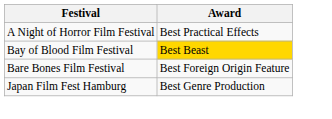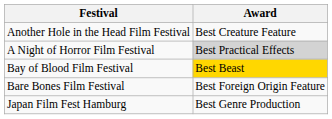+ row: (99, 31)
(209, 31) no background -> (245, 50) lightgrey background
